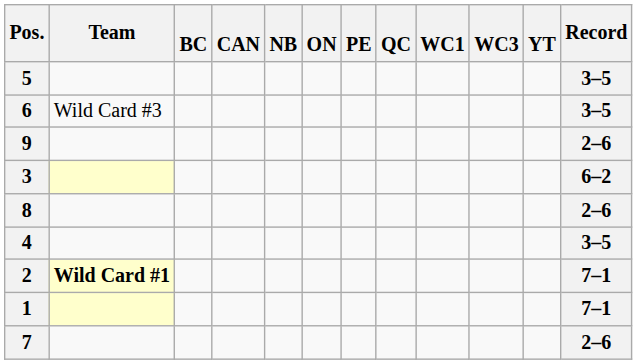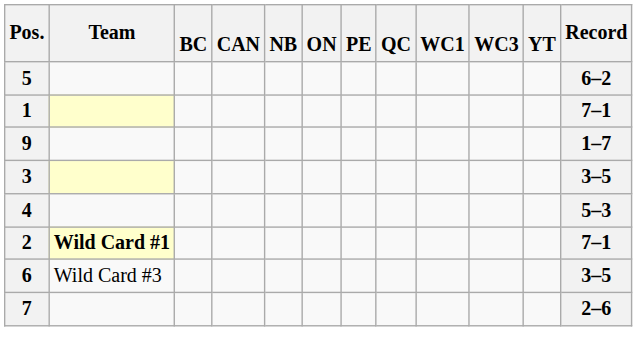(596, 78) 3–5 -> (596, 78) 6–2
rows swapped: (27, 309) <-> (27, 111)
(596, 144) 2–6 -> (596, 144) 1–7
(596, 177) 6–2 -> (596, 177) 3–5
- row: (27, 210)
(596, 243) 3–5 -> (596, 210) 5–3
